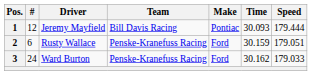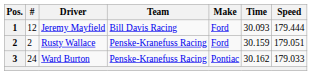(225, 27) Pontiac -> (220, 27) Ford
(30, 43) 6 -> (30, 43) 2
(220, 59) Ford -> (225, 59) Pontiac
